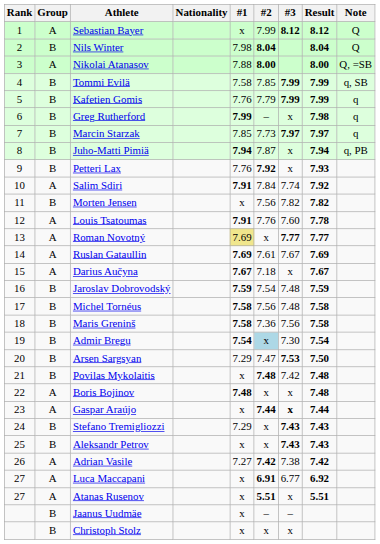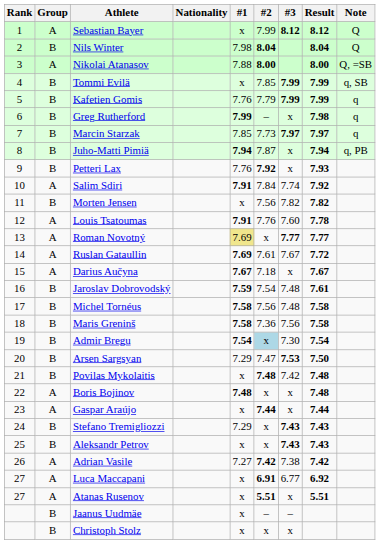(242, 82) 7.58 -> (242, 82) x
(320, 254) 7.69 -> (320, 254) 7.72
(320, 289) 7.59 -> (320, 289) 7.61
(290, 409) bold -> (290, 409) normal
